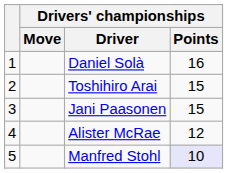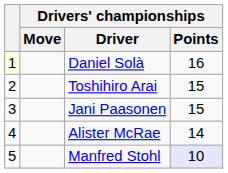(12, 63) no background -> (12, 63) lightyellow background
(196, 133) 12 -> (196, 133) 14
